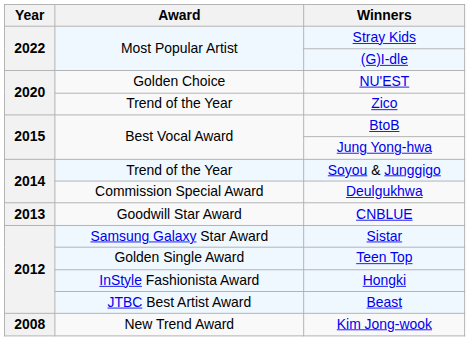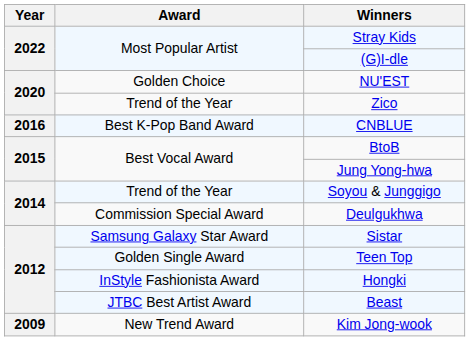+ row: (179, 125)
- row: (179, 214)
(30, 324) 2008 -> (30, 324) 2009
